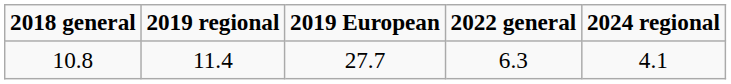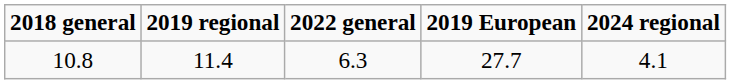columns swapped: (365, 22) <-> (513, 22)
